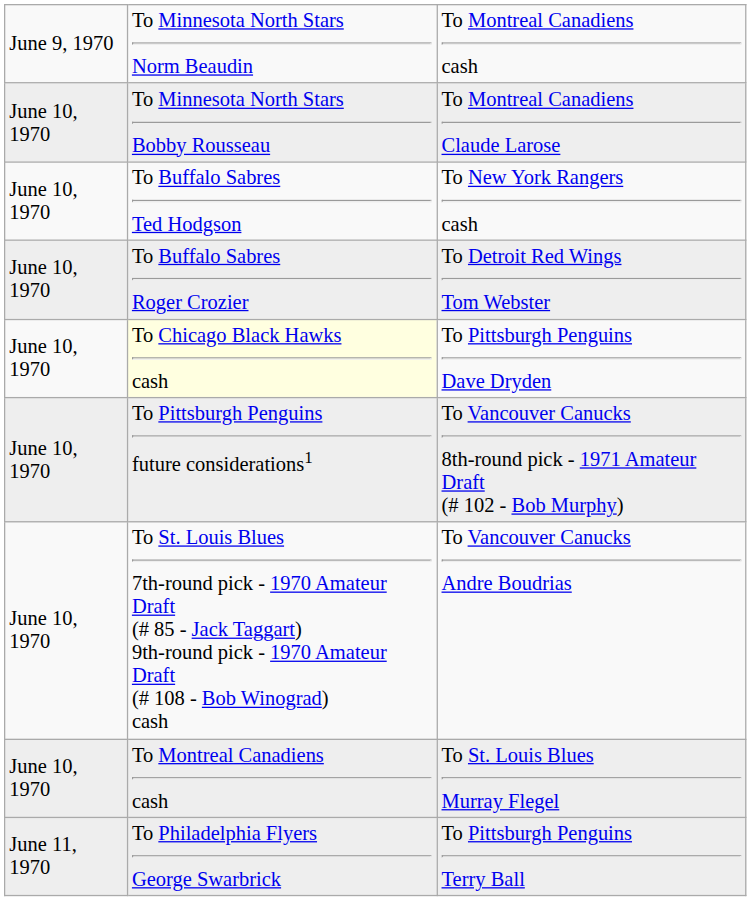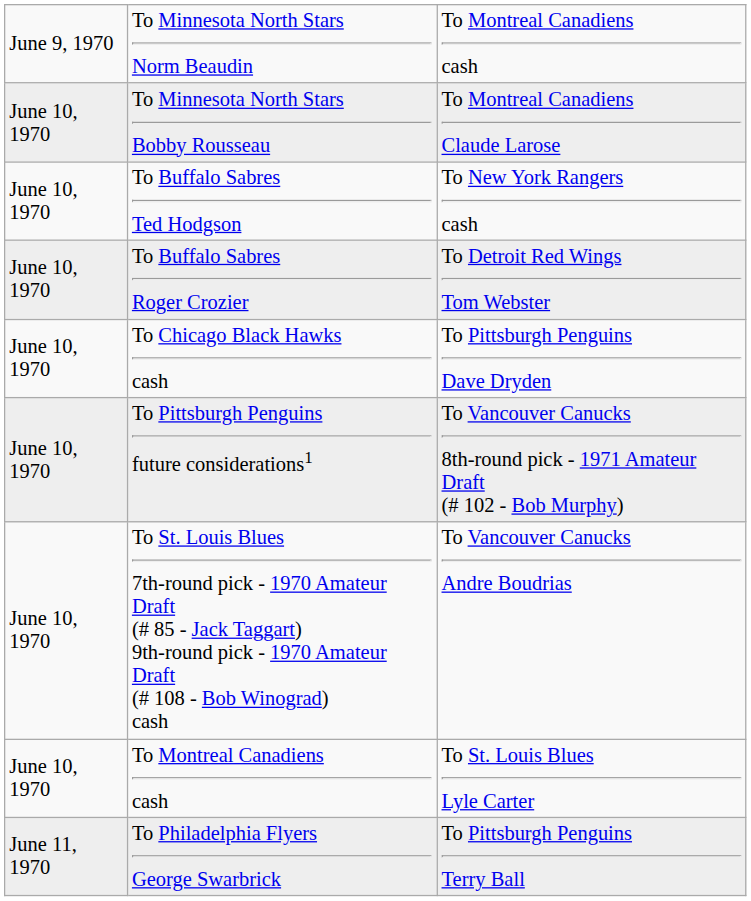(282, 358) lightyellow background -> (282, 358) no background
- row: (591, 778)
+ row: (591, 778)
